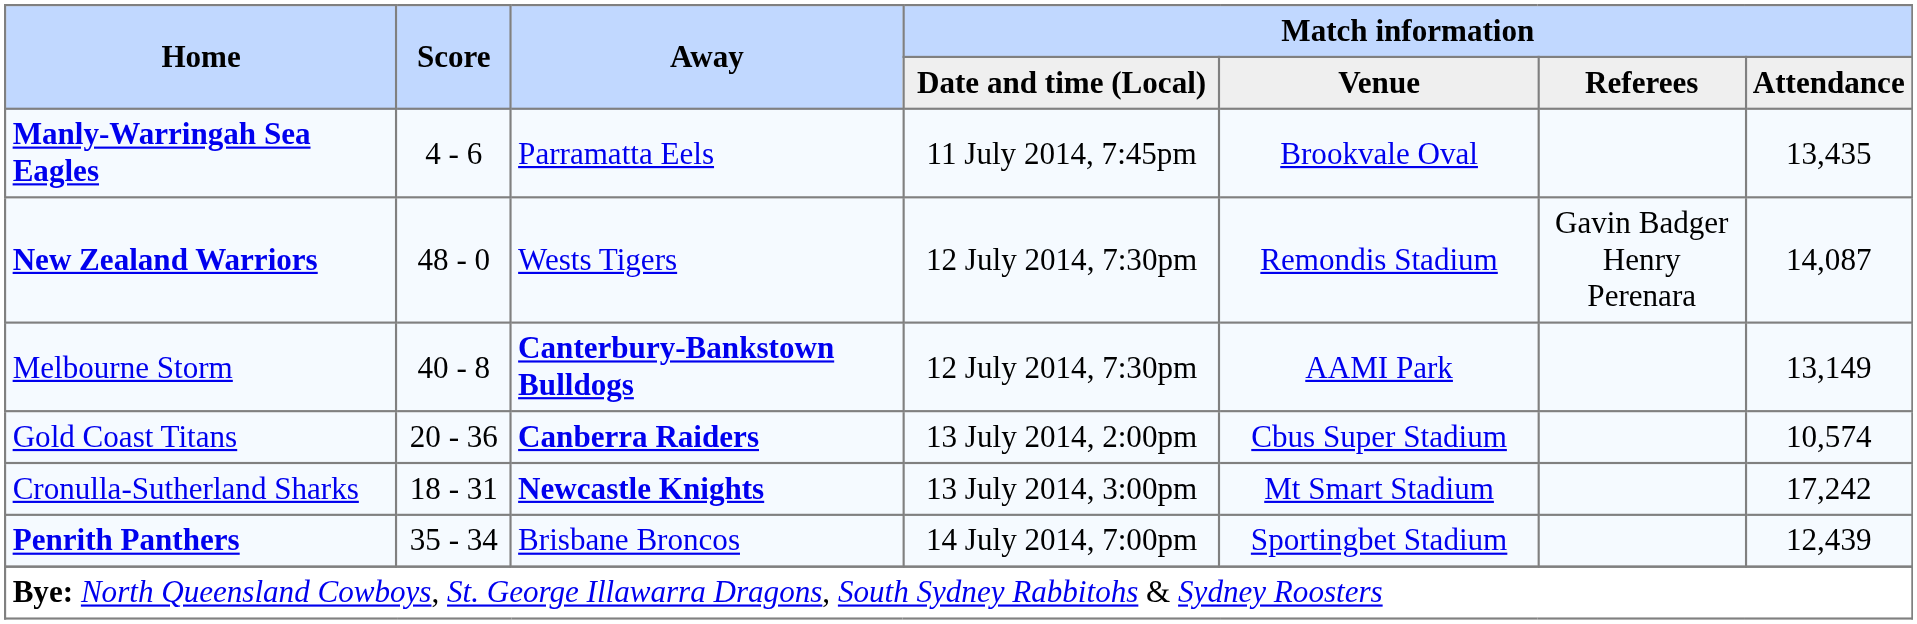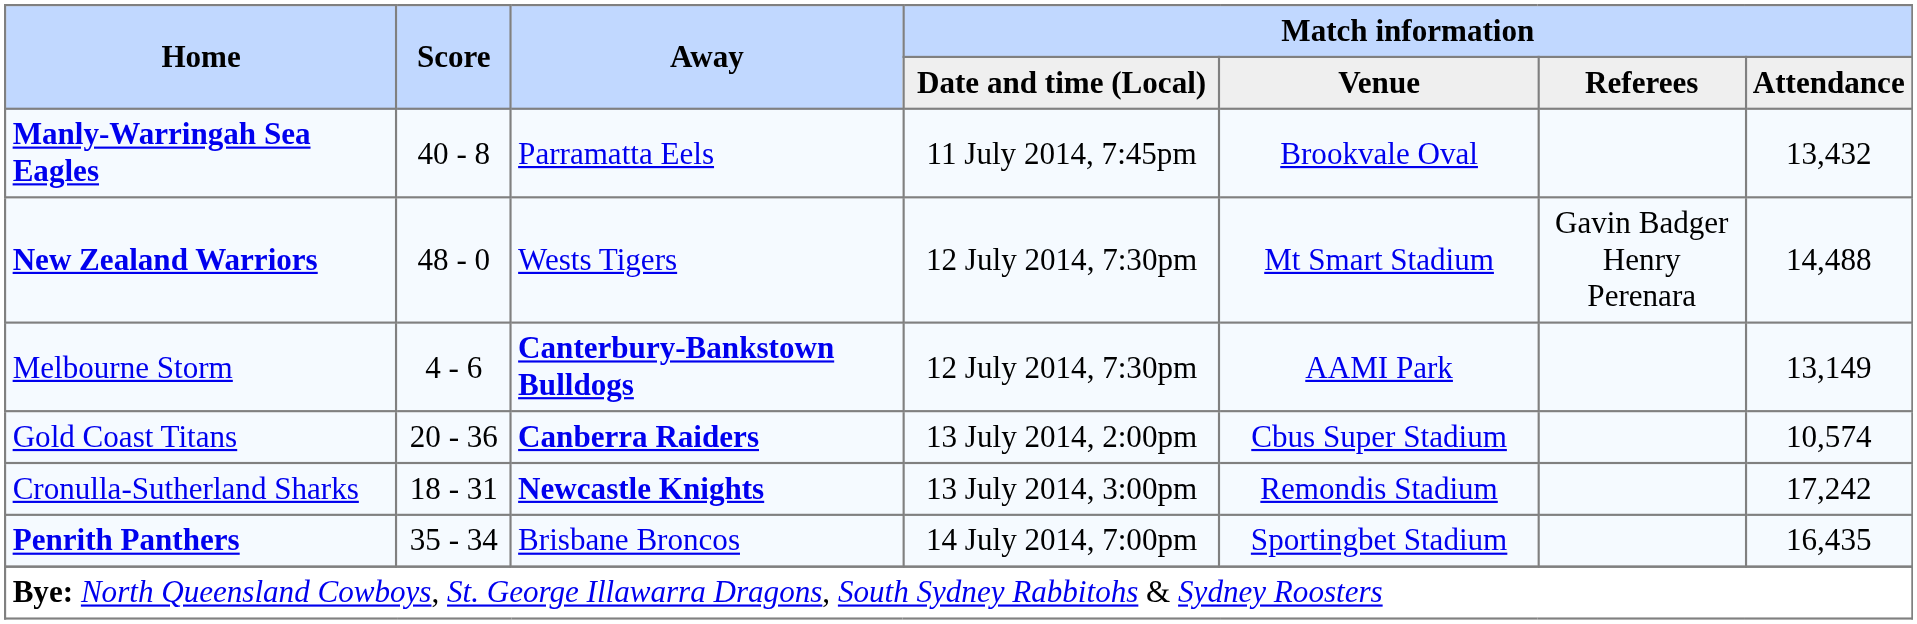(454, 152) 4 - 6 -> (454, 152) 40 - 8
(1829, 152) 13,435 -> (1829, 152) 13,432
(1379, 259) Remondis Stadium -> (1379, 259) Mt Smart Stadium
(1829, 259) 14,087 -> (1829, 259) 14,488
(454, 366) 40 - 8 -> (454, 366) 4 - 6
(1379, 488) Mt Smart Stadium -> (1379, 488) Remondis Stadium
(1829, 540) 12,439 -> (1829, 540) 16,435
